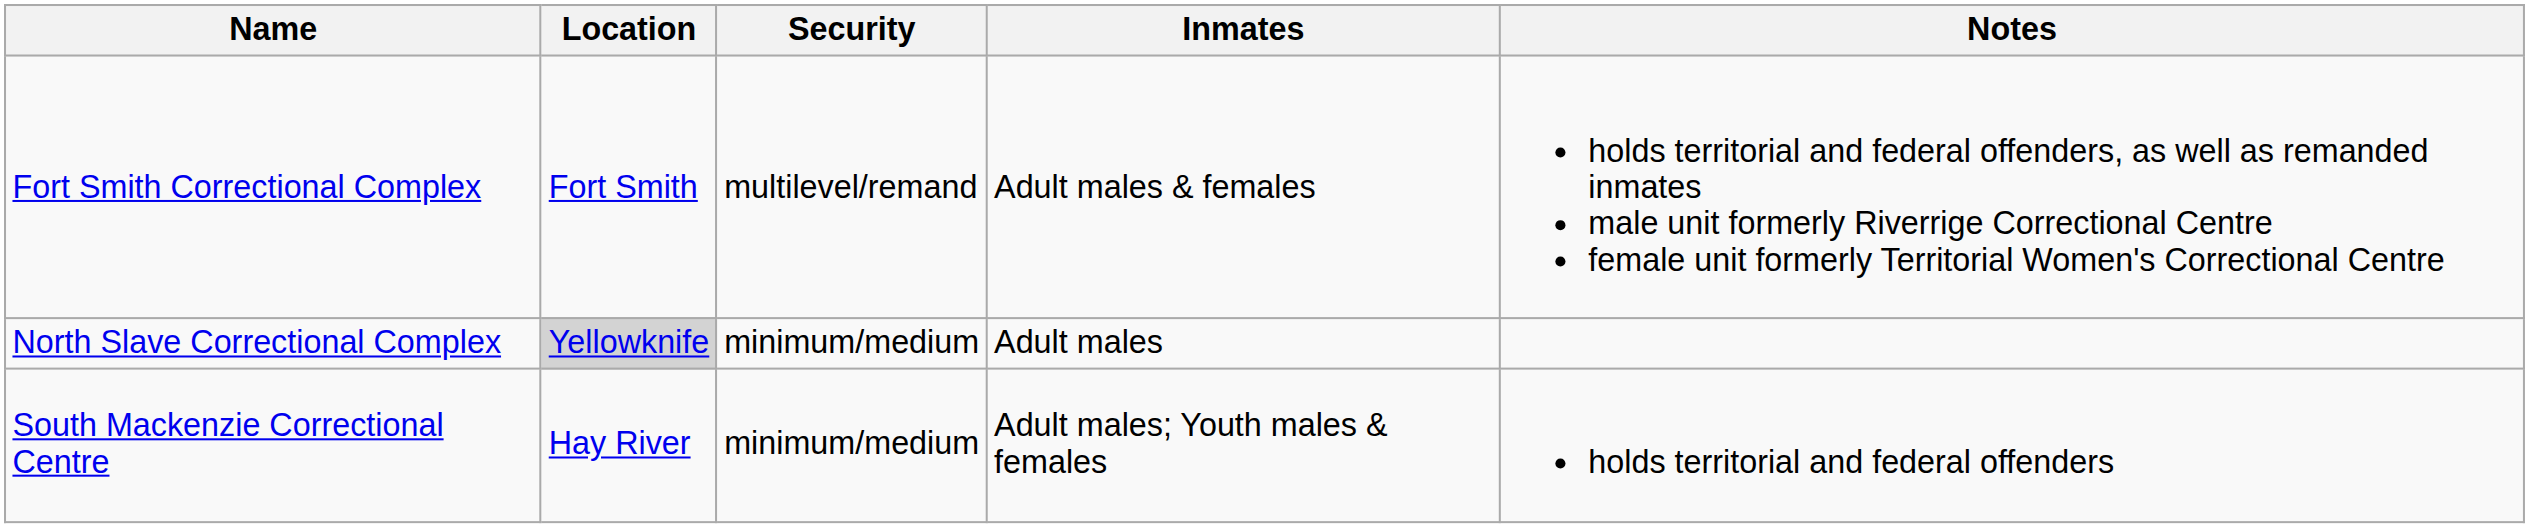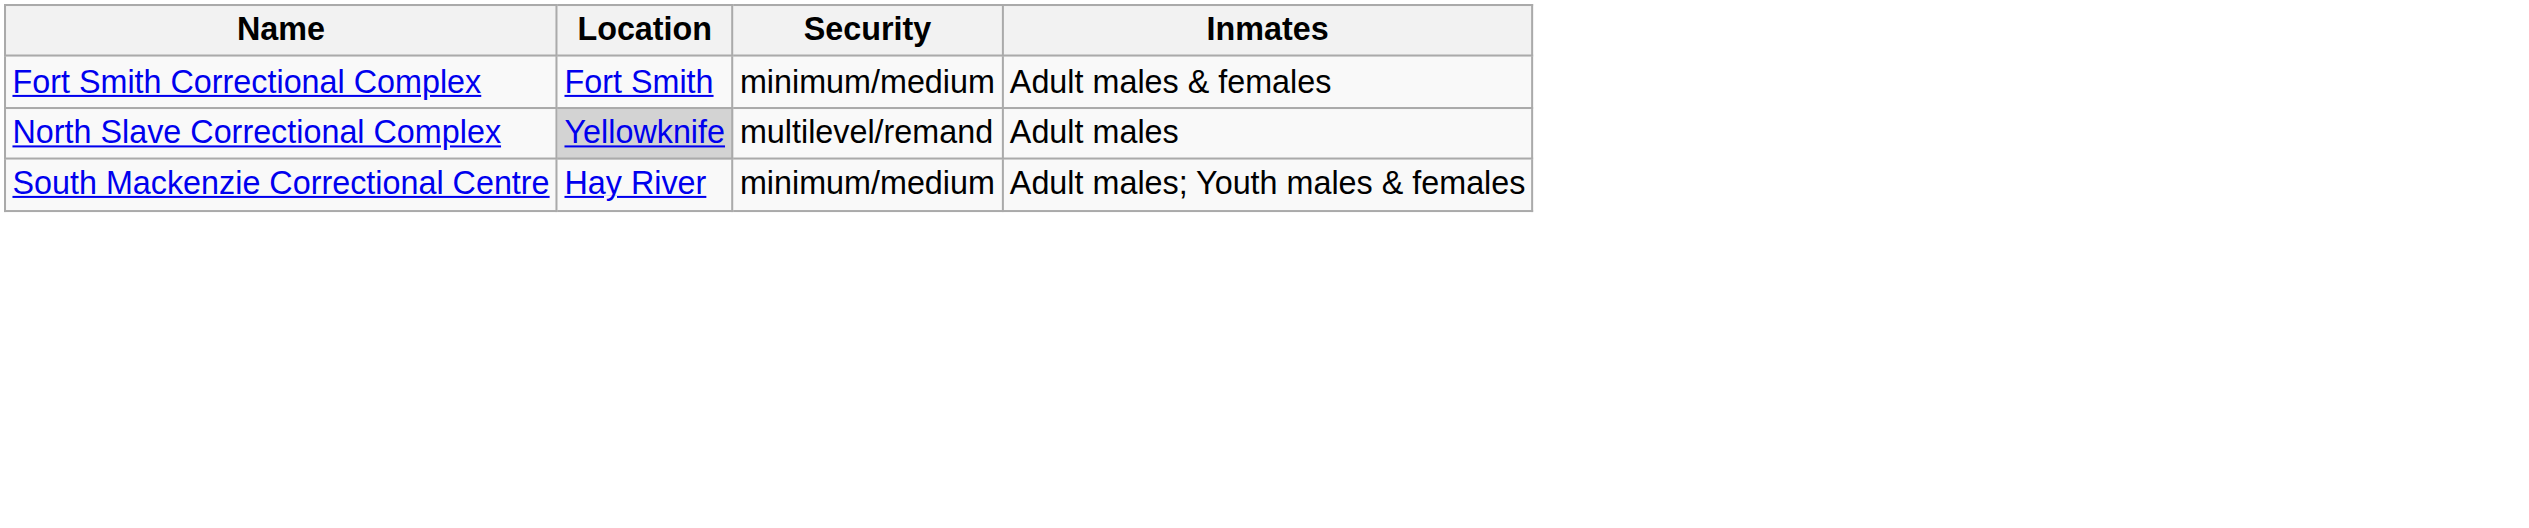- column: (2012, 30)
(851, 186) multilevel/remand -> (867, 81) minimum/medium
(852, 342) minimum/medium -> (867, 132) multilevel/remand
